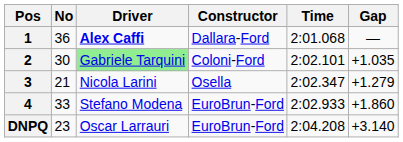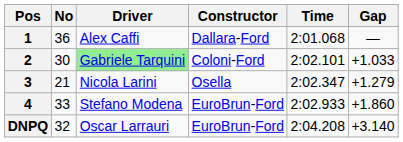(112, 38) bold -> (109, 38) normal
(373, 60) +1.035 -> (373, 60) +1.033
(62, 126) 23 -> (62, 126) 32
